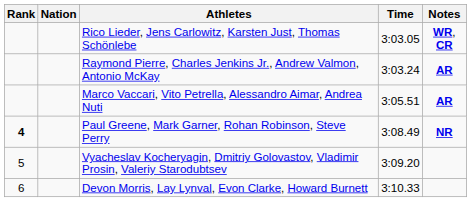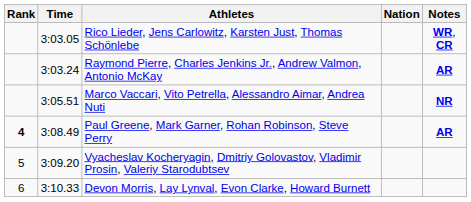columns swapped: (59, 14) <-> (400, 14)
(444, 101) AR -> (444, 101) NR
(444, 132) NR -> (444, 132) AR
